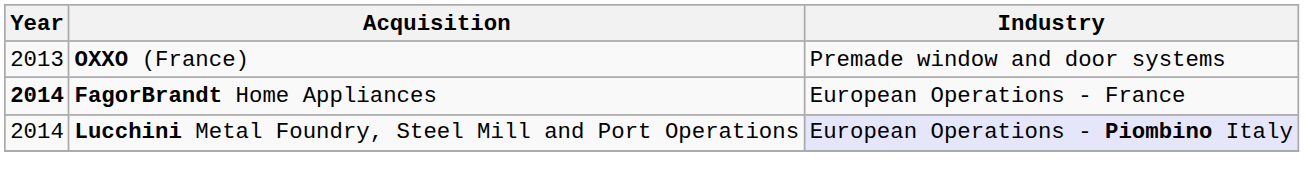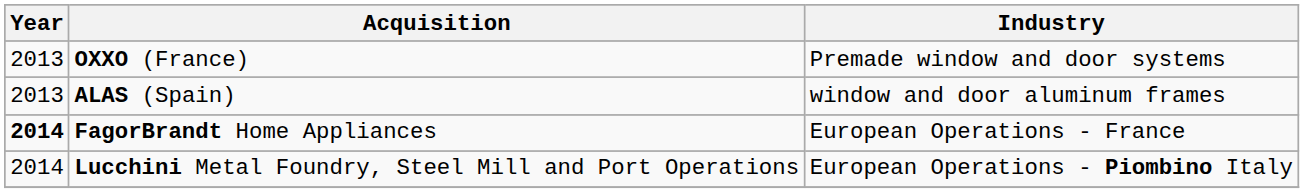+ row: (155, 96)
(1051, 132) lavender background -> (1051, 169) no background
